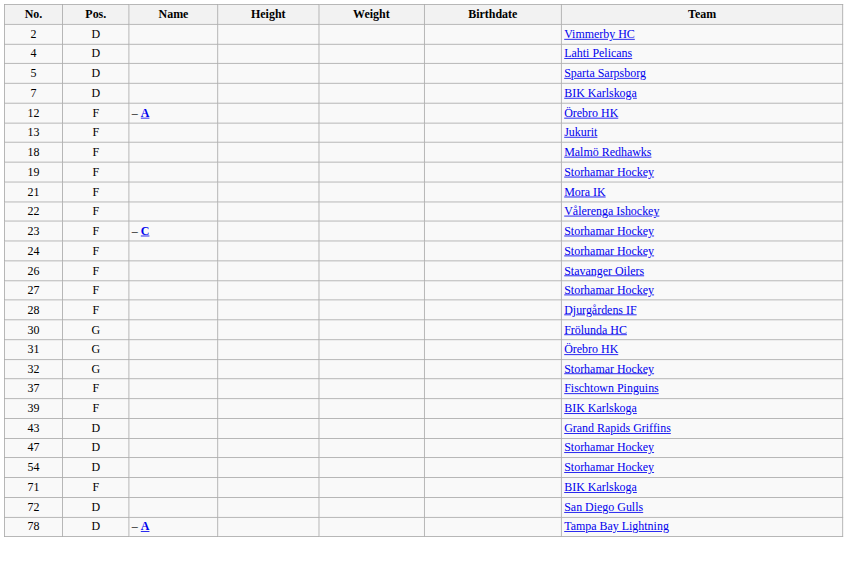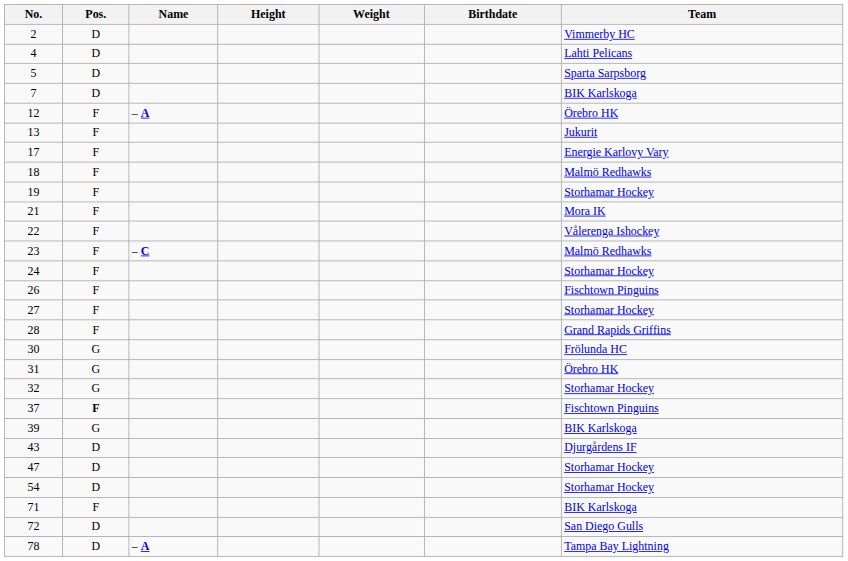+ row: (33, 152)
(609, 231) Storhamar Hockey -> (608, 251) Malmö Redhawks
(604, 271) Stavanger Oilers -> (611, 290) Fischtown Pinguins
(600, 310) Djurgårdens IF -> (617, 330) Grand Rapids Griffins
(96, 389) normal -> (96, 408) bold
(96, 408) F -> (96, 428) G
(617, 428) Grand Rapids Griffins -> (600, 448) Djurgårdens IF
